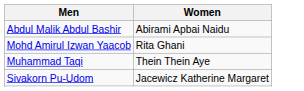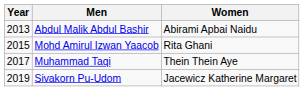+ column: (18, 13)
